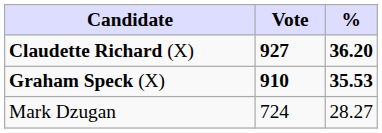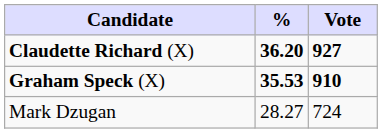columns swapped: (290, 19) <-> (351, 19)
